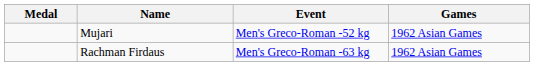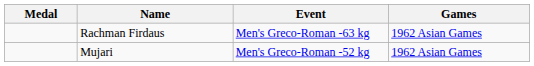rows swapped: (97, 33) <-> (122, 52)
